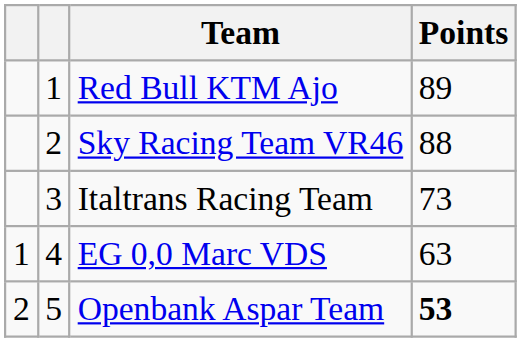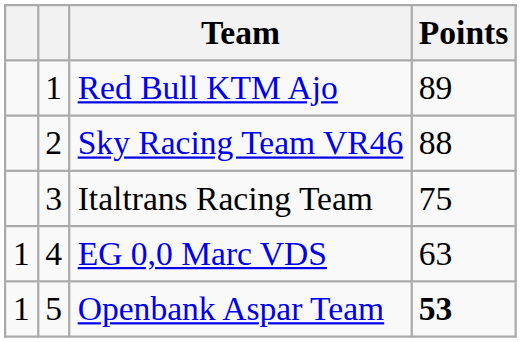(436, 198) 73 -> (436, 198) 75
(21, 309) 2 -> (21, 309) 1
